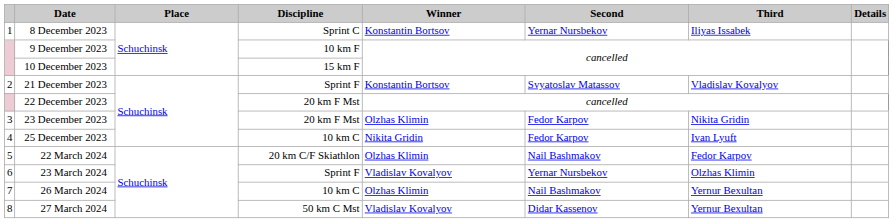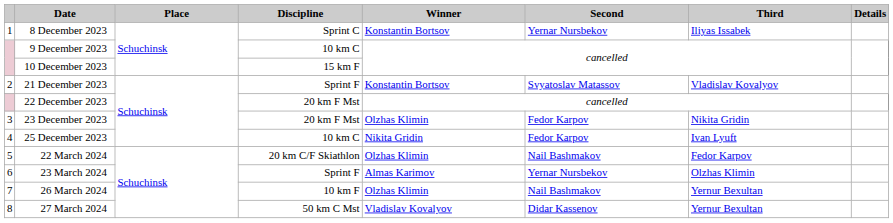(341, 48) 10 km F -> (341, 48) 10 km C
(408, 173) Vladislav Kovalyov -> (400, 173) Almas Karimov
(341, 190) 10 km C -> (341, 190) 10 km F
